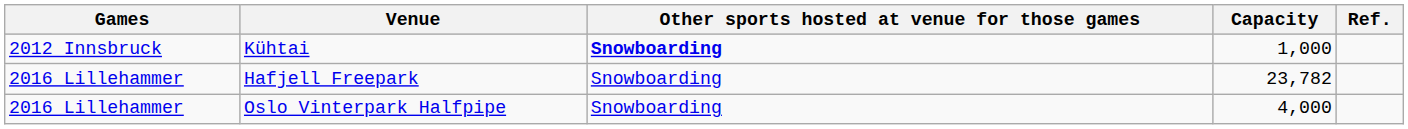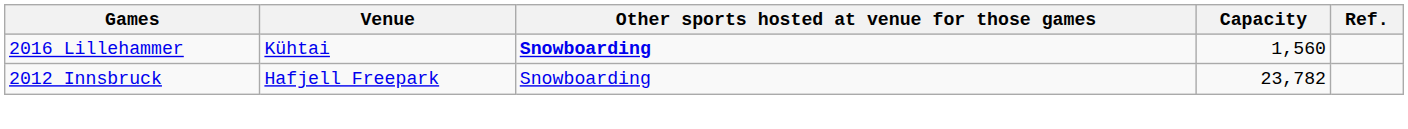(85, 49) 2012 Innsbruck -> (96, 49) 2016 Lillehammer
(1305, 49) 1,000 -> (1299, 49) 1,560
(96, 79) 2016 Lillehammer -> (85, 79) 2012 Innsbruck
- row: (375, 109)
